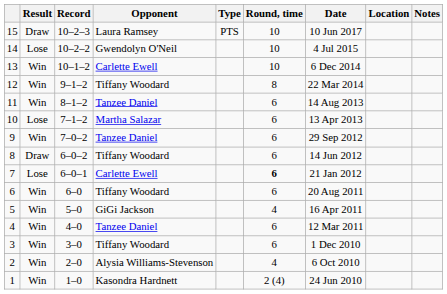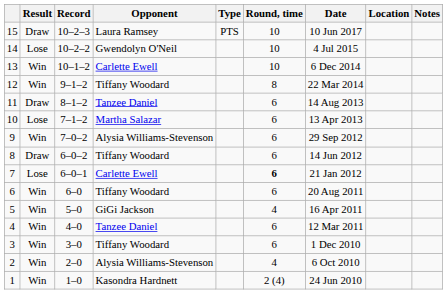(37, 102) Win -> (37, 102) Draw
(126, 138) Tanzee Daniel -> (154, 138) Alysia Williams-Stevenson
